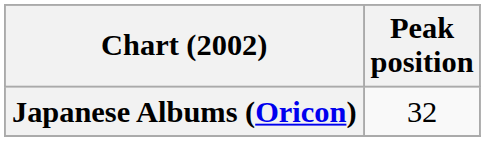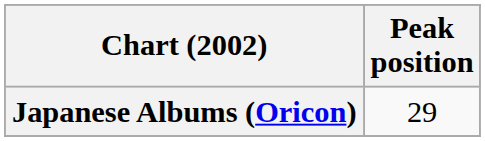(422, 111) 32 -> (422, 111) 29
